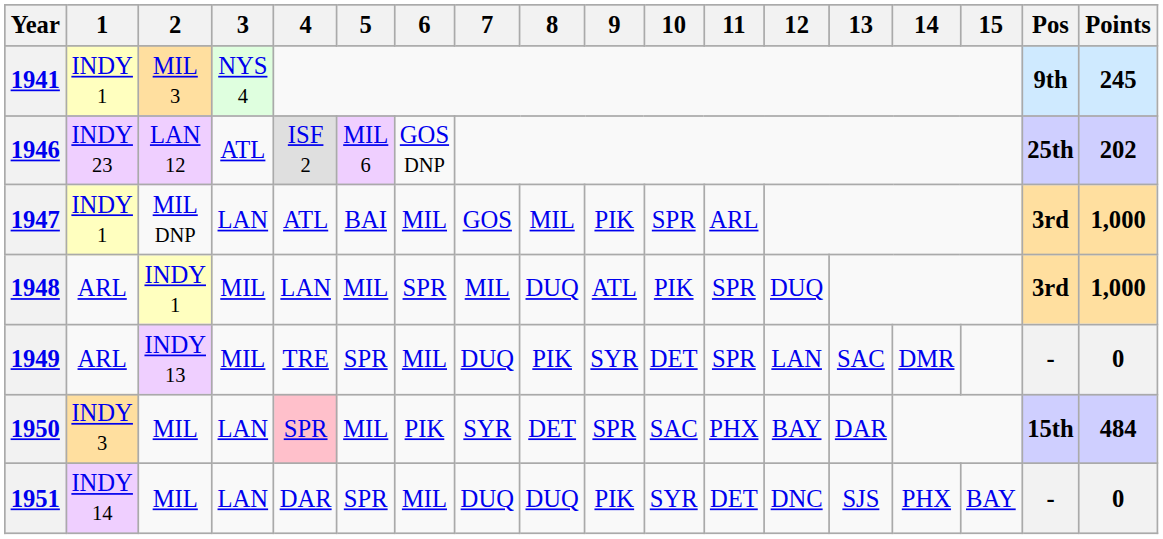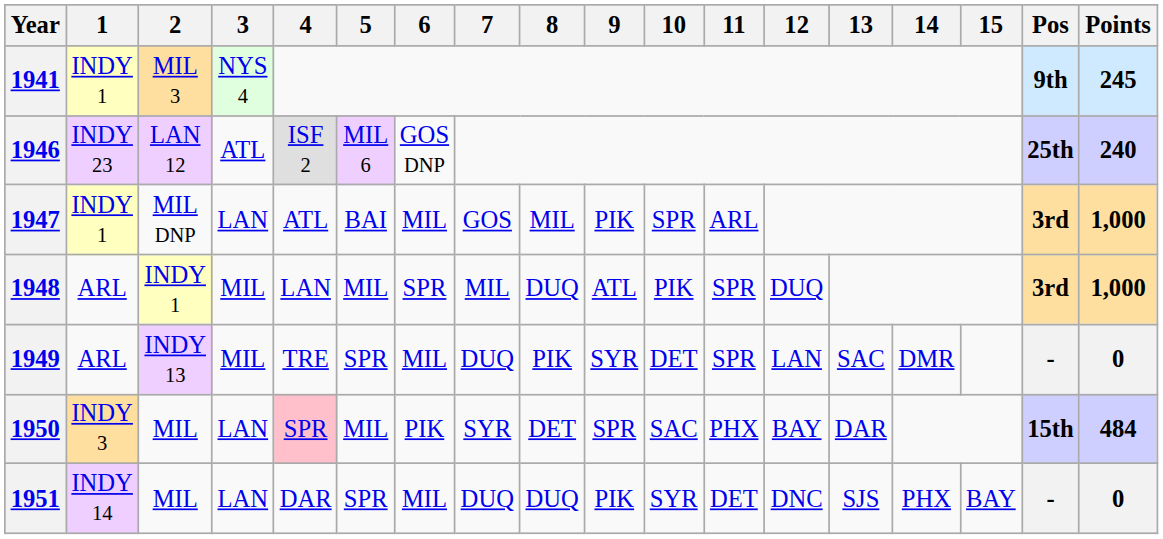(1118, 150) 202 -> (1118, 150) 240
